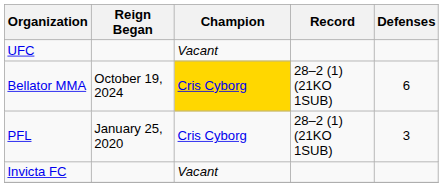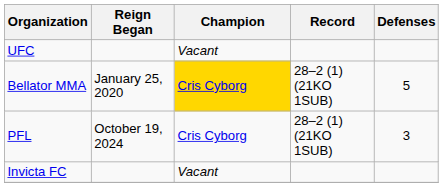(128, 86) October 19, 2024 -> (128, 86) January 25, 2020
(406, 86) 6 -> (406, 86) 5
(128, 136) January 25, 2020 -> (128, 136) October 19, 2024
